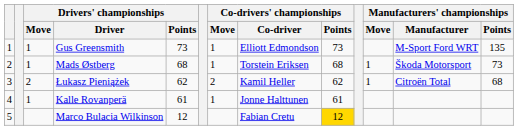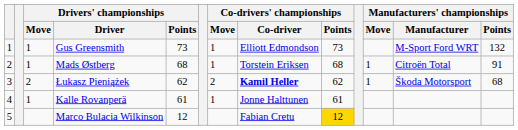(497, 47) 135 -> (497, 47) 132
(433, 64) Škoda Motorsport -> (423, 64) Citroën Total
(497, 64) 73 -> (497, 64) 91
(267, 81) normal -> (269, 81) bold
(423, 81) Citroën Total -> (433, 81) Škoda Motorsport
